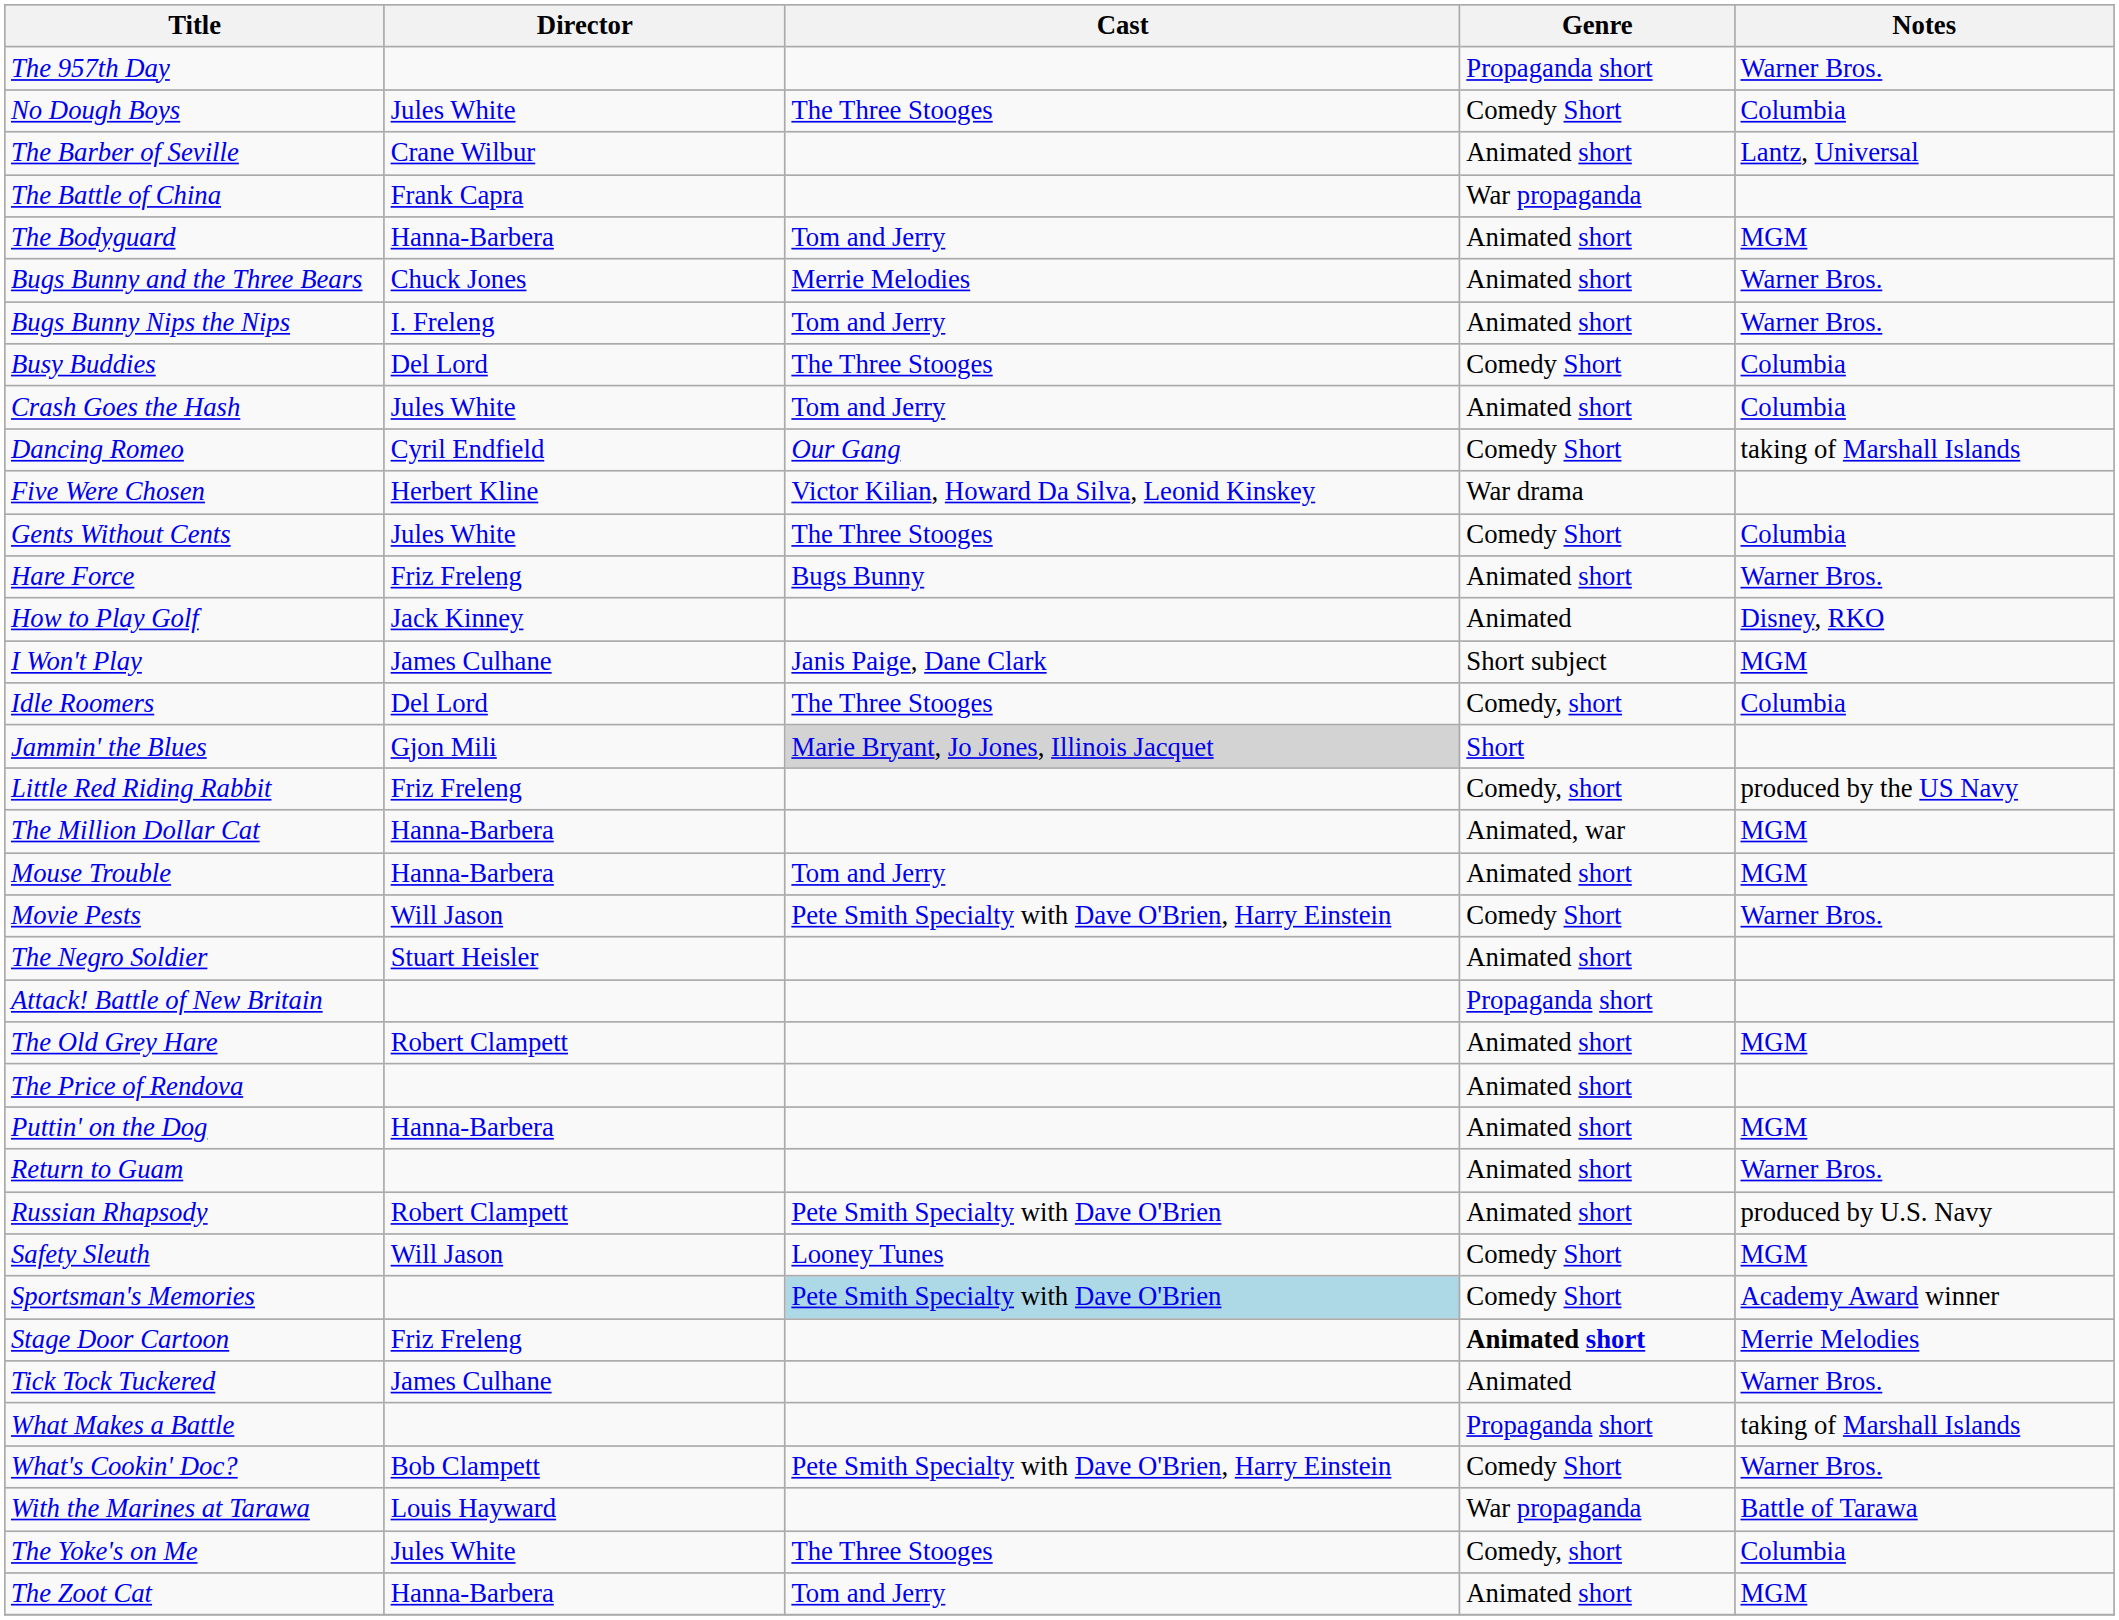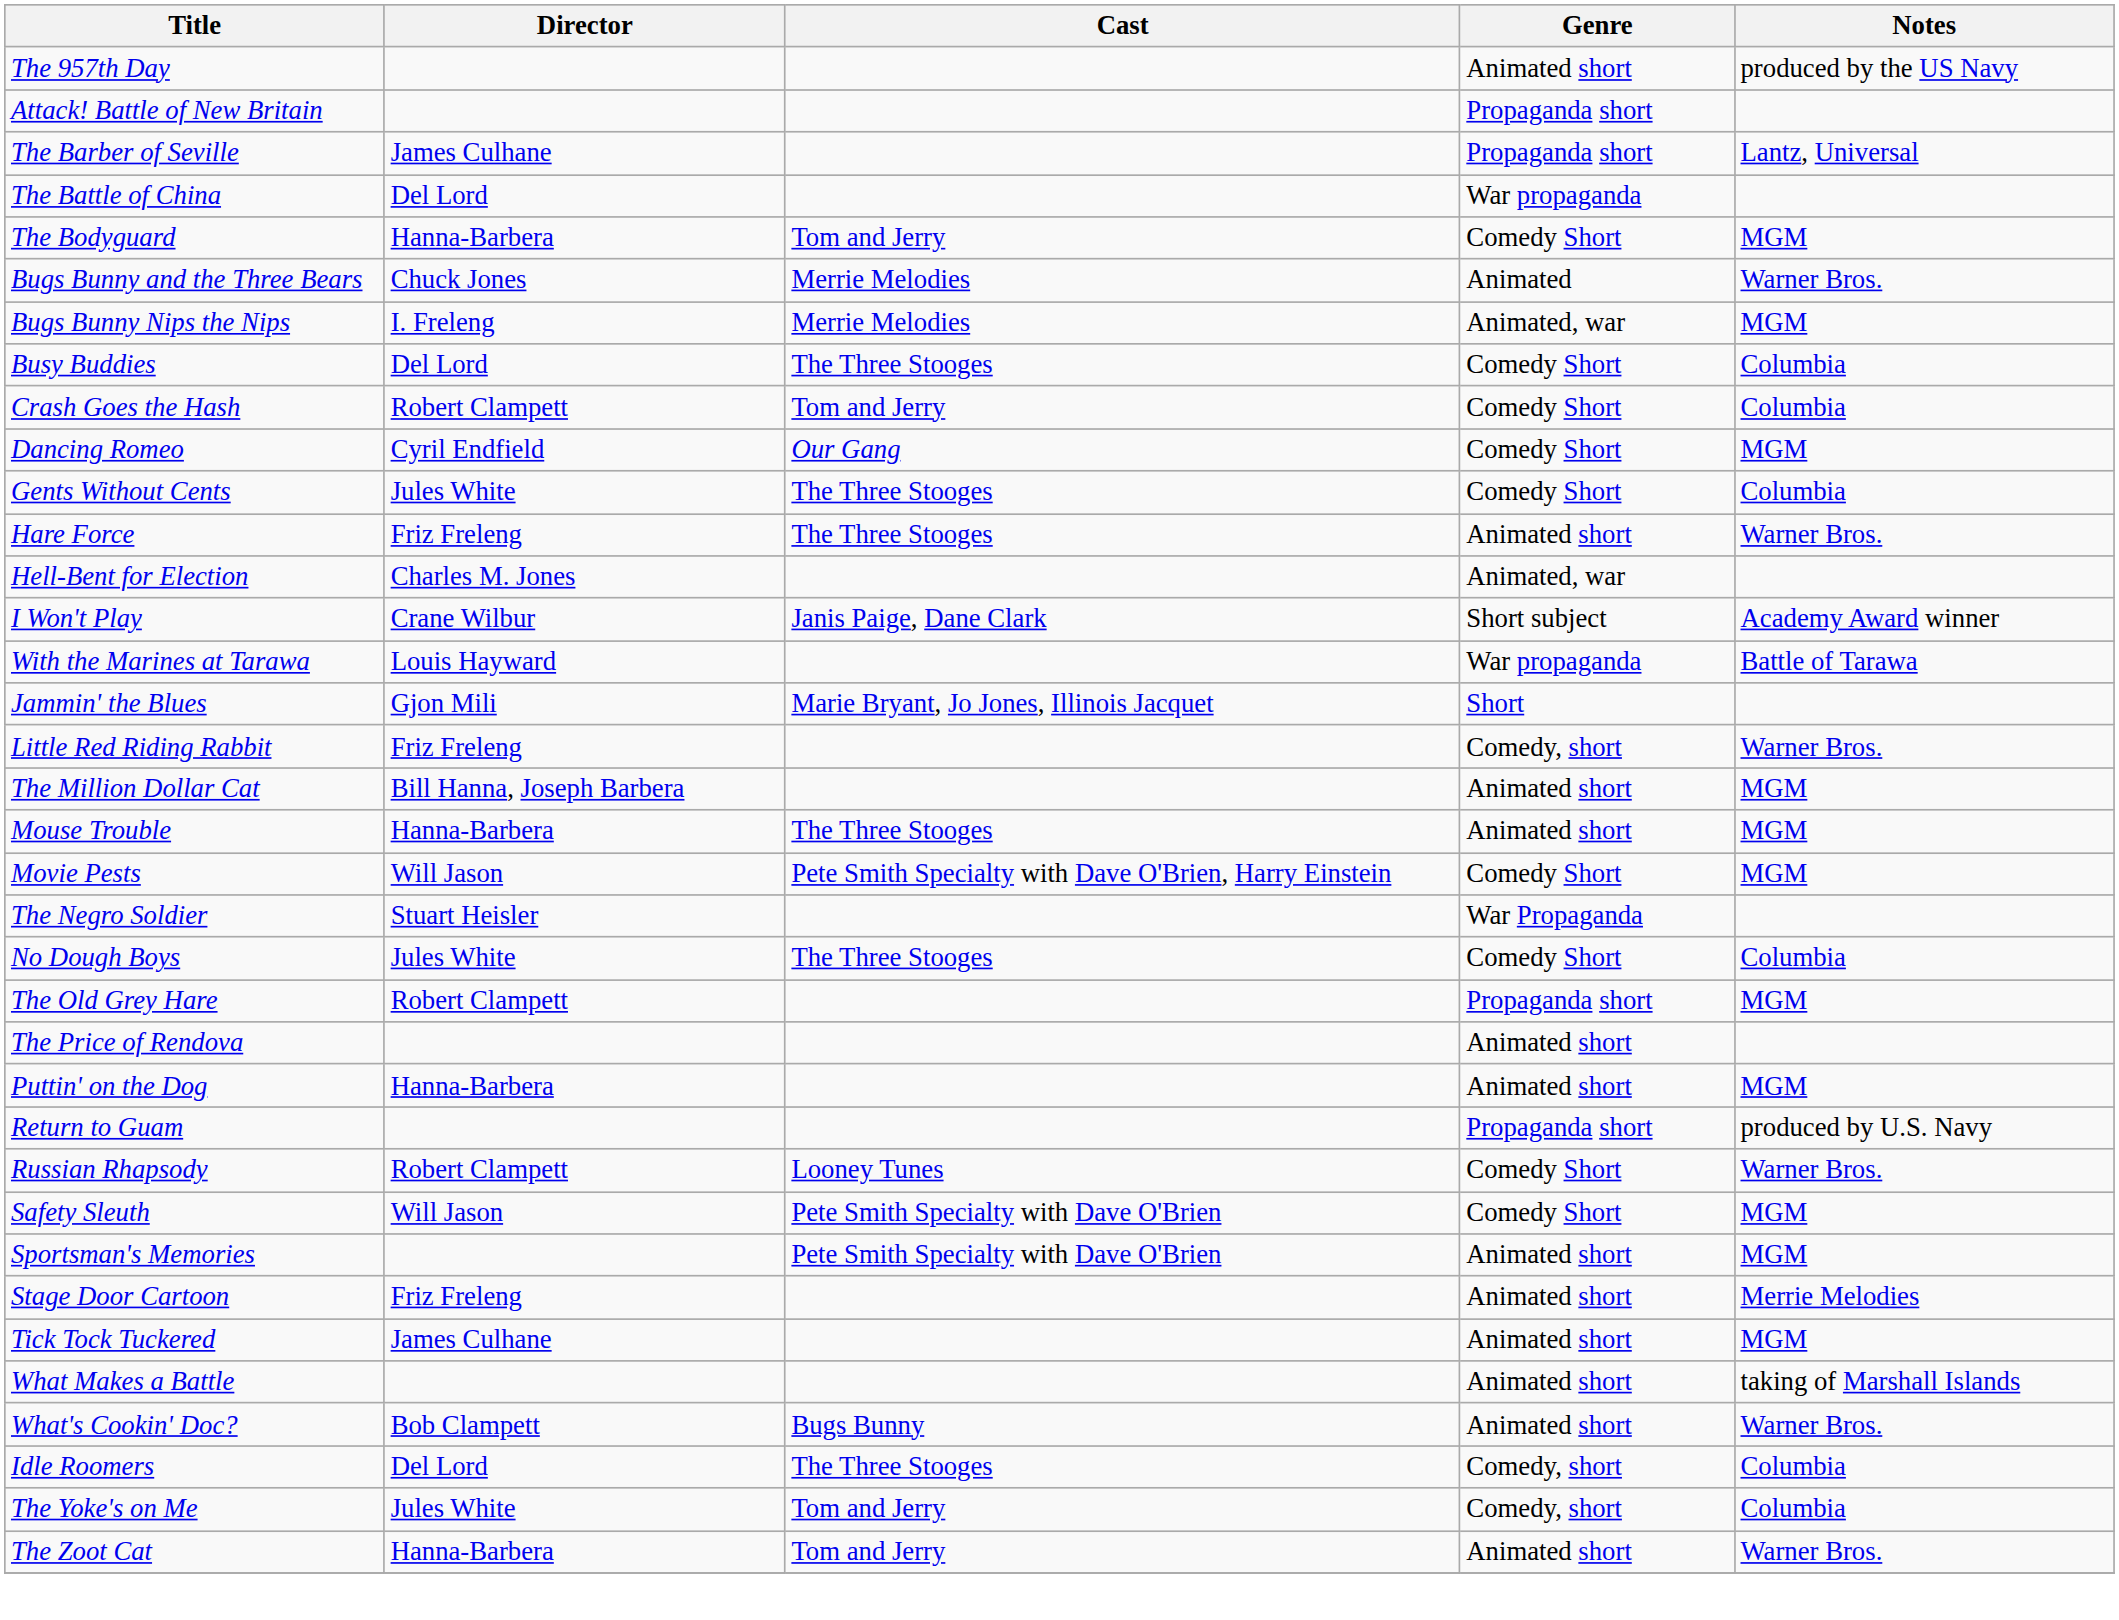(1559, 68) Propaganda short -> (1549, 68) Animated short
(1811, 68) Warner Bros. -> (1879, 68) produced by the US Navy
rows swapped: (167, 1000) <-> (96, 110)
(463, 152) Crane Wilbur -> (471, 152) James Culhane
(1549, 152) Animated short -> (1559, 152) Propaganda short
(457, 195) Frank Capra -> (439, 195) Del Lord
(1549, 237) Animated short -> (1544, 237) Comedy Short
(1549, 279) Animated short -> (1519, 279) Animated
(868, 322) Tom and Jerry -> (881, 322) Merrie Melodies
(1549, 322) Animated short -> (1546, 322) Animated, war
(1811, 322) Warner Bros. -> (1774, 322) MGM
(453, 407) Jules White -> (479, 407) Robert Clampett
(1549, 407) Animated short -> (1544, 407) Comedy Short
(1880, 449) taking of Marshall Islands -> (1774, 449) MGM
- row: (108, 491)
(858, 576) Bugs Bunny -> (892, 534) The Three Stooges
+ row: (130, 576)
- row: (105, 618)
(471, 661) James Culhane -> (463, 618) Crane Wilbur
(1774, 661) MGM -> (1870, 618) Academy Award winner
rows swapped: (83, 703) <-> (160, 1508)
(1003, 746) lightgrey background -> (1003, 703) no background
(1879, 788) produced by the US Navy -> (1811, 746) Warner Bros.
(472, 830) Hanna-Barbera -> (538, 788) Bill Hanna, Joseph Barbera
(1546, 830) Animated, war -> (1549, 788) Animated short
(868, 873) Tom and Jerry -> (892, 830) The Three Stooges
(1811, 915) Warner Bros. -> (1774, 873) MGM
(1549, 957) Animated short -> (1555, 915) War Propaganda
(1549, 1042) Animated short -> (1559, 1000) Propaganda short
(1549, 1169) Animated short -> (1559, 1127) Propaganda short
(1811, 1169) Warner Bros. -> (1866, 1127) produced by U.S. Navy
(1006, 1212) Pete Smith Specialty with Dave O'Brien -> (867, 1169) Looney Tunes
(1549, 1212) Animated short -> (1544, 1169) Comedy Short
(1866, 1212) produced by U.S. Navy -> (1811, 1169) Warner Bros.
(867, 1254) Looney Tunes -> (1006, 1212) Pete Smith Specialty with Dave O'Brien
(1006, 1296) lightblue background -> (1006, 1254) no background
(1544, 1296) Comedy Short -> (1549, 1254) Animated short
(1870, 1296) Academy Award winner -> (1774, 1254) MGM
(1556, 1339) bold -> (1549, 1296) normal
(1519, 1381) Animated -> (1549, 1339) Animated short
(1811, 1381) Warner Bros. -> (1774, 1339) MGM
(1559, 1424) Propaganda short -> (1549, 1381) Animated short
(1091, 1466) Pete Smith Specialty with Dave O'Brien, Harry Einstein -> (858, 1424) Bugs Bunny
(1544, 1466) Comedy Short -> (1549, 1424) Animated short
(892, 1551) The Three Stooges -> (868, 1508) Tom and Jerry
(1774, 1593) MGM -> (1811, 1551) Warner Bros.
